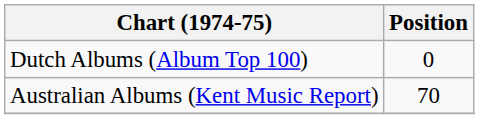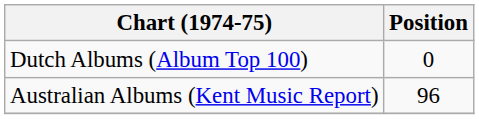(429, 95) 70 -> (429, 95) 96
